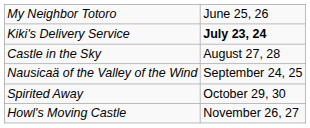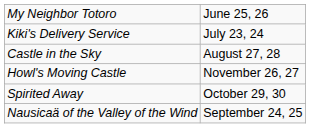(235, 34) bold -> (233, 34) normal
rows swapped: (102, 73) <-> (67, 113)
